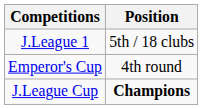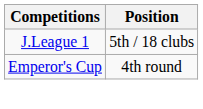- row: (55, 91)
